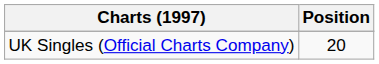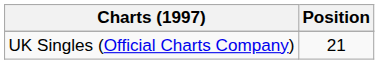(336, 45) 20 -> (336, 45) 21
